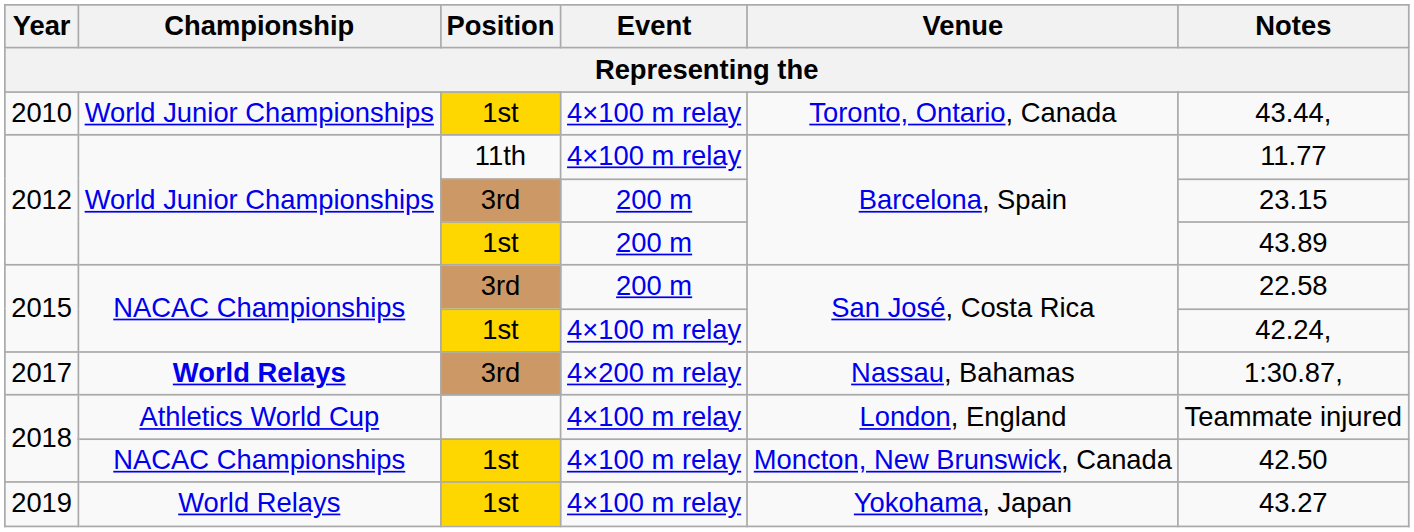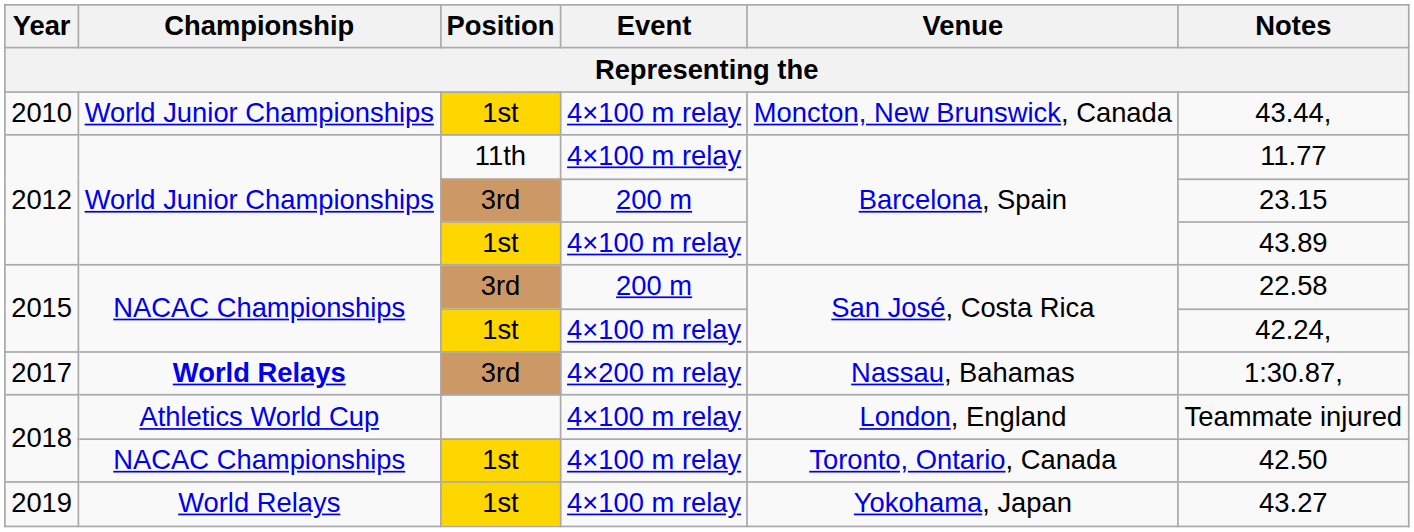(963, 112) Toronto, Ontario, Canada -> (963, 112) Moncton, New Brunswick, Canada
(654, 243) 200 m -> (654, 243) 4×100 m relay
(963, 460) Moncton, New Brunswick, Canada -> (963, 460) Toronto, Ontario, Canada
